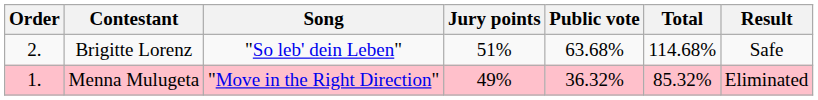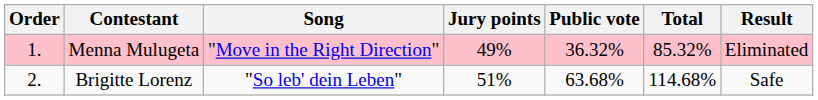rows swapped: (134, 79) <-> (134, 49)
